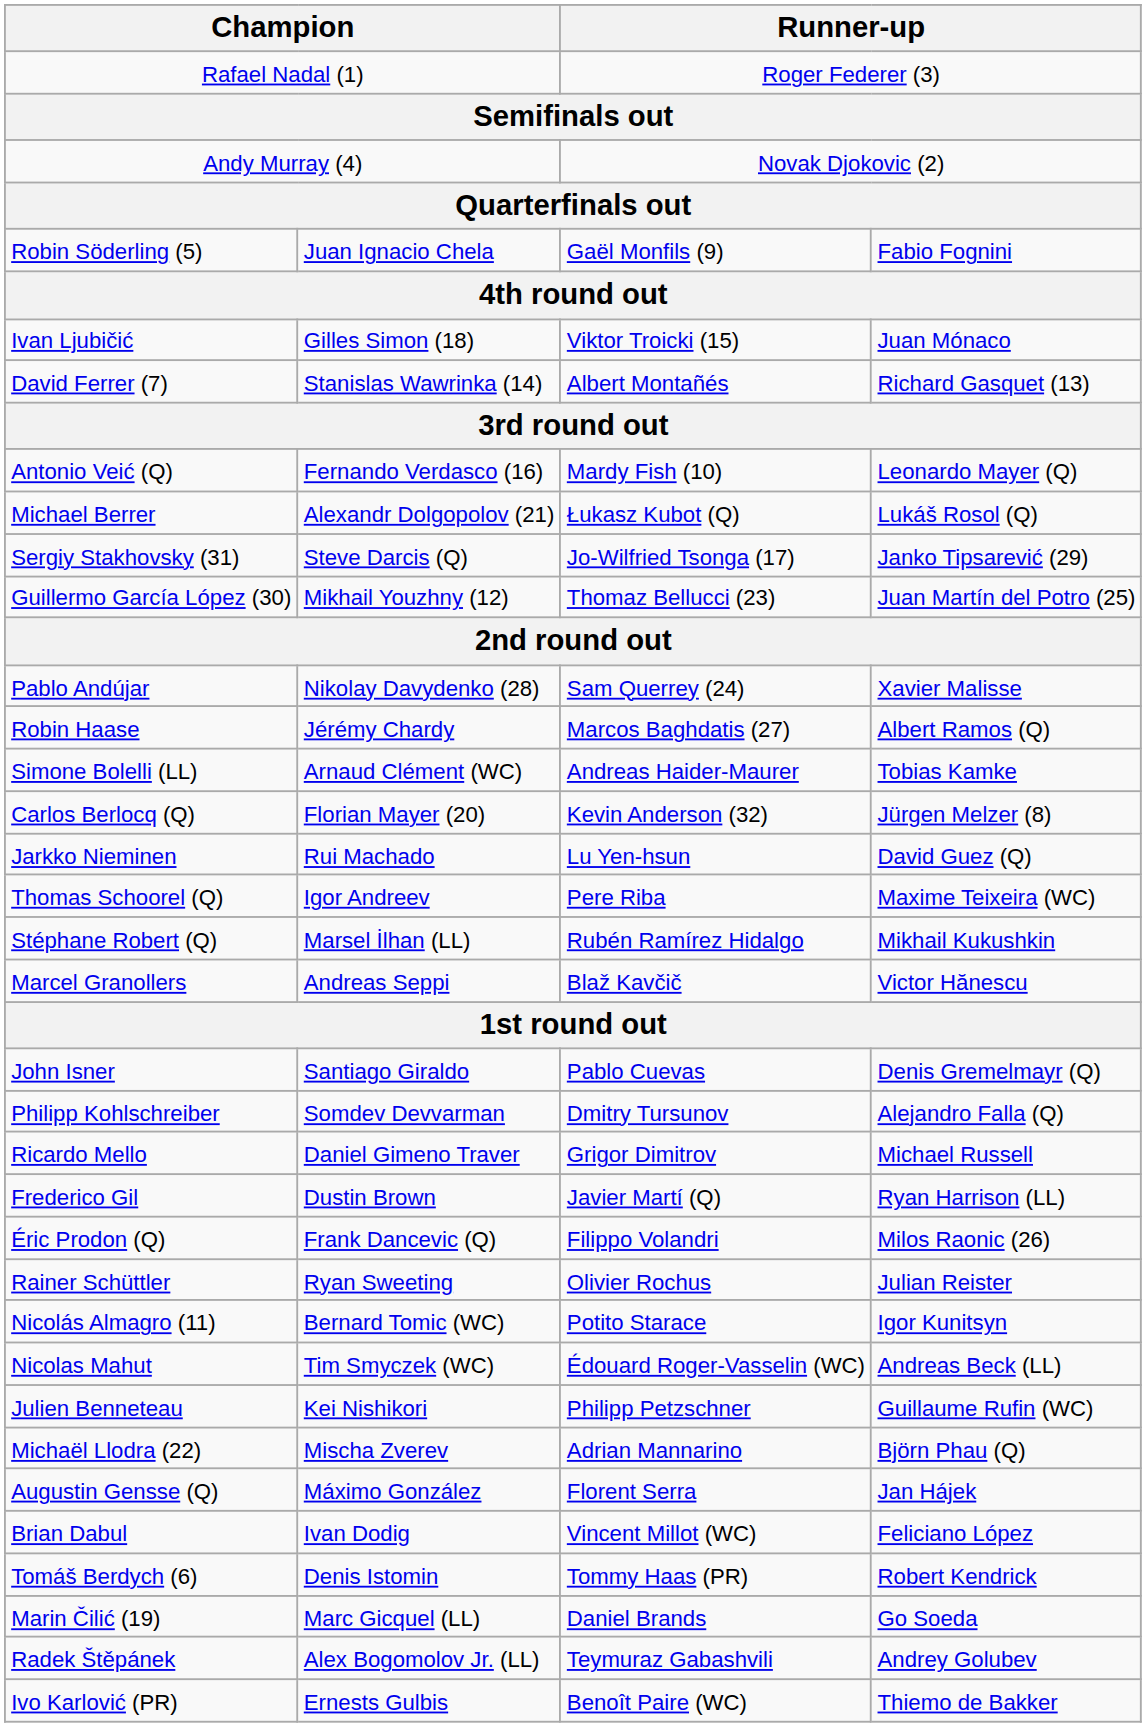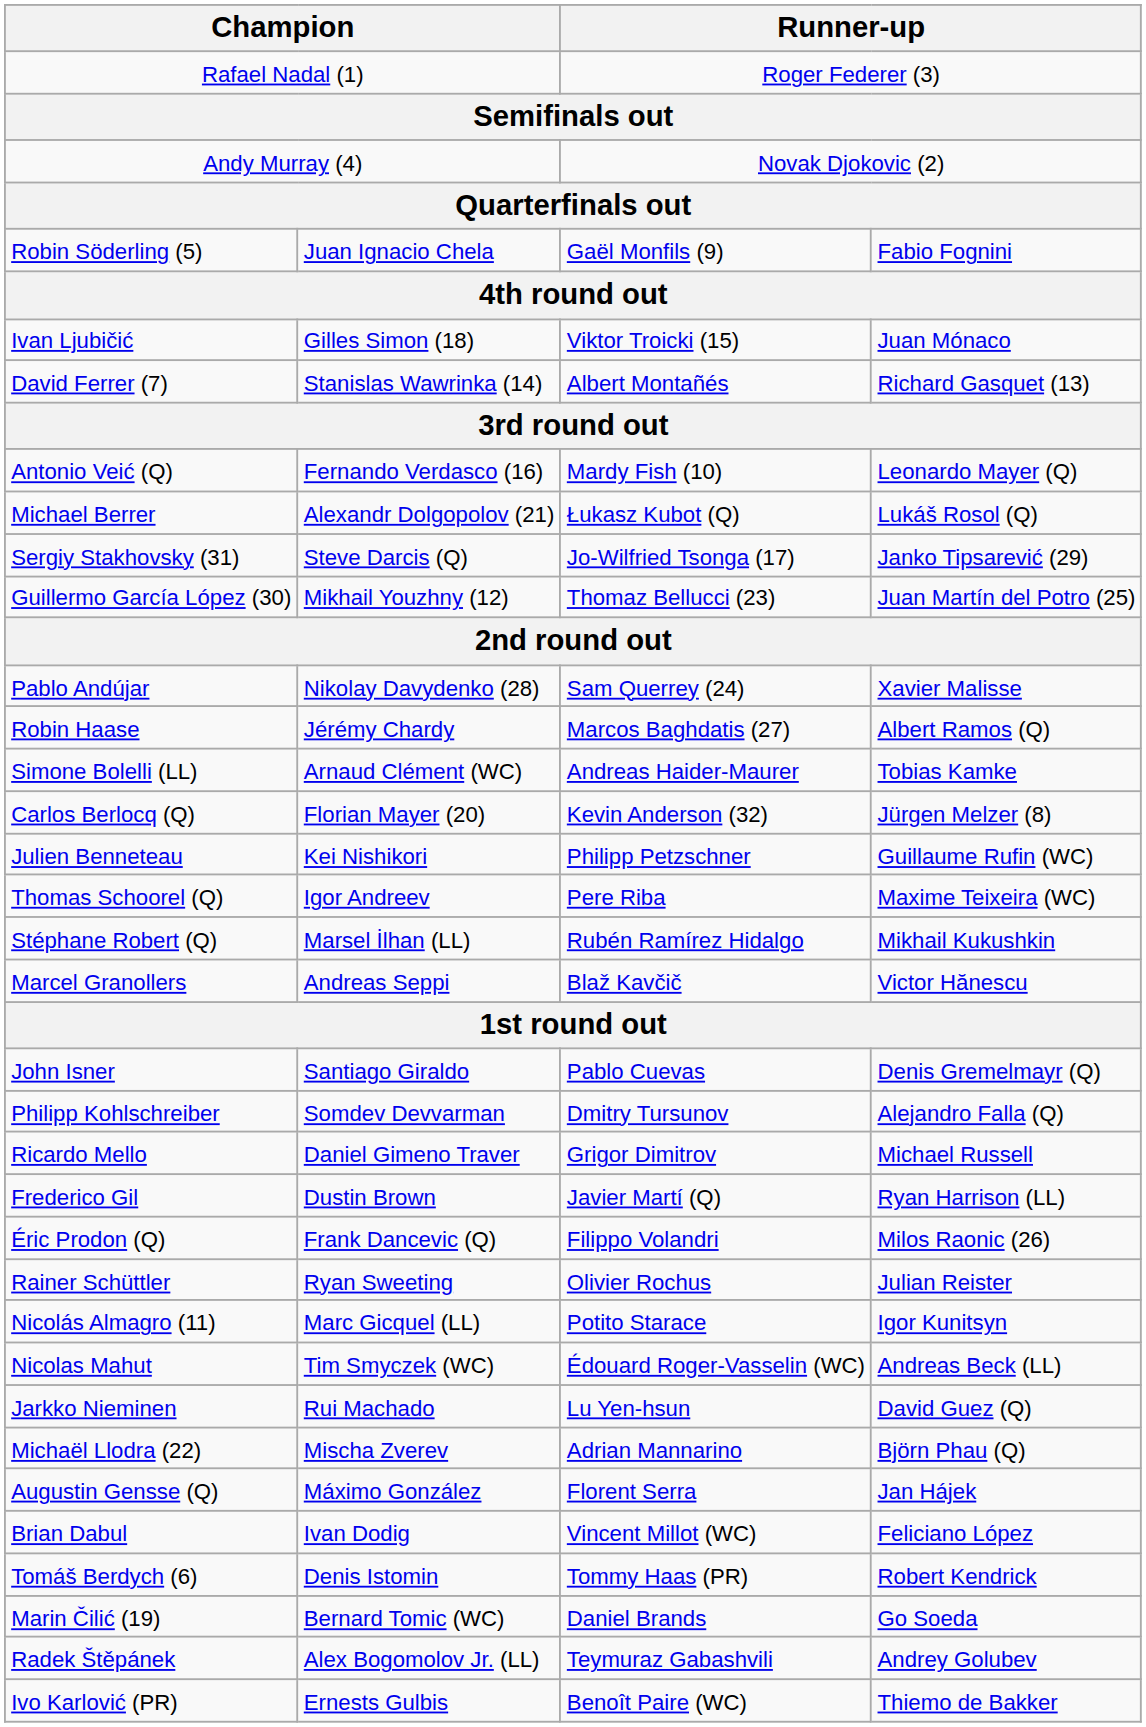rows swapped: (97, 1408) <-> (94, 856)
(404, 1324) Bernard Tomic (WC) -> (392, 1324) Marc Gicquel (LL)
(392, 1619) Marc Gicquel (LL) -> (404, 1619) Bernard Tomic (WC)
